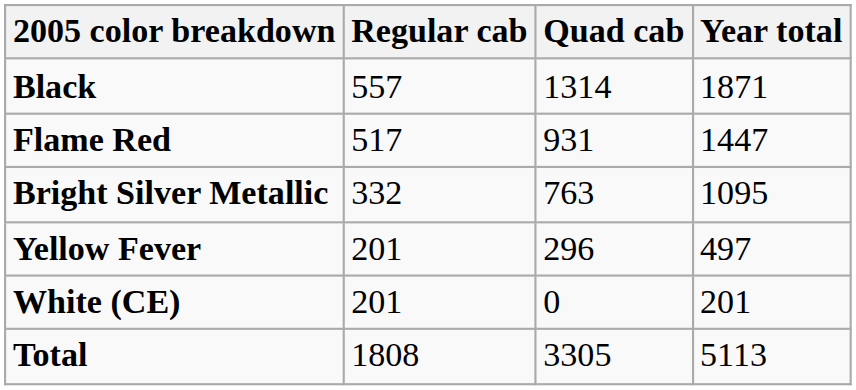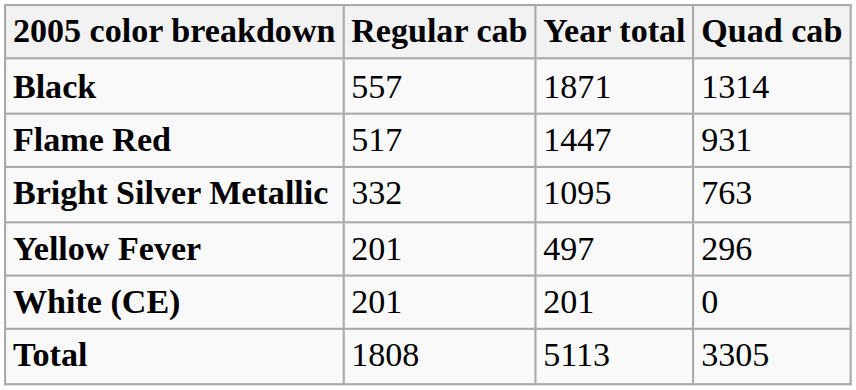columns swapped: (614, 31) <-> (771, 31)
